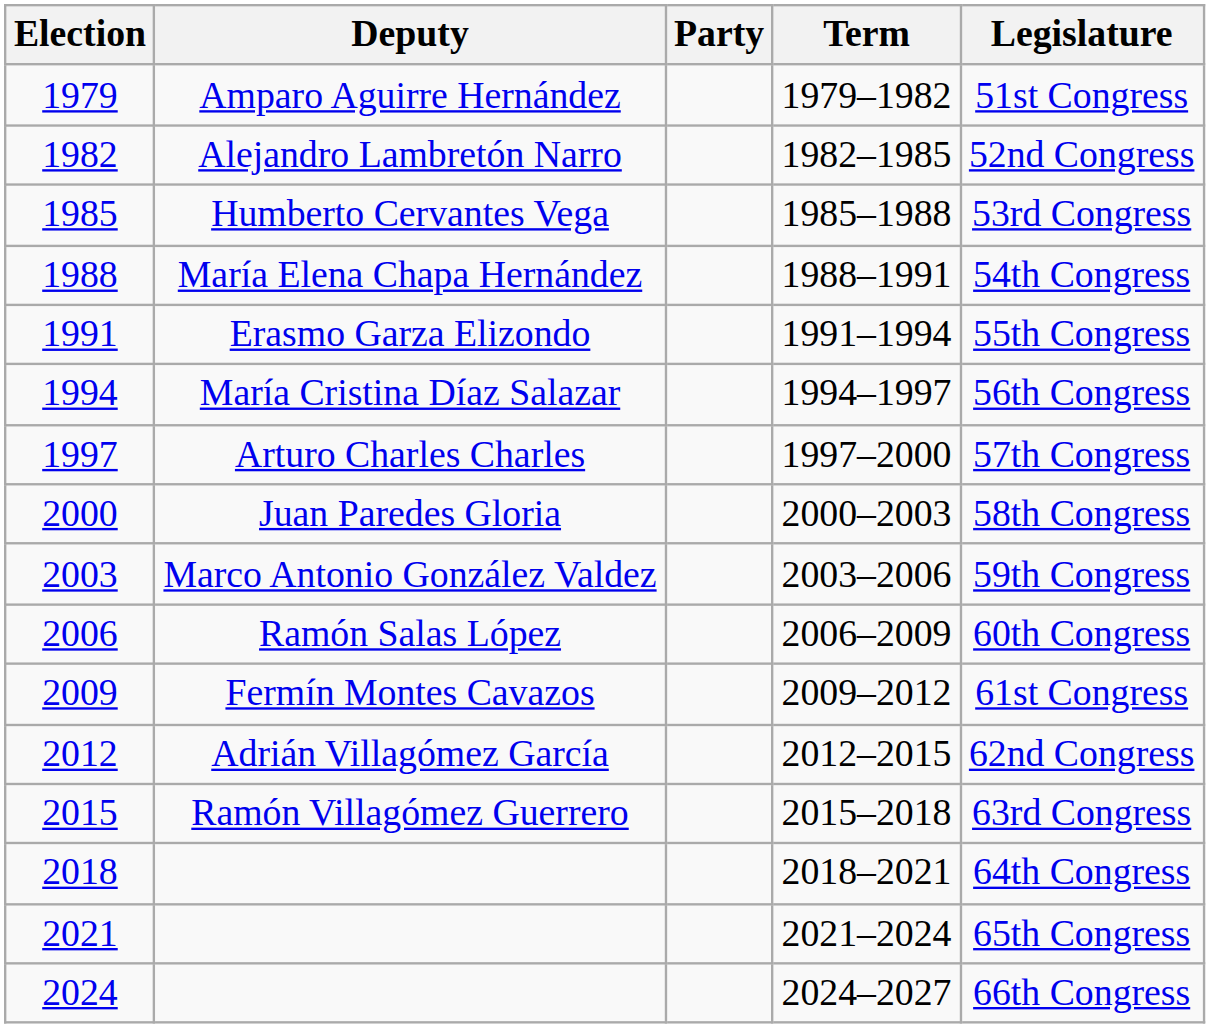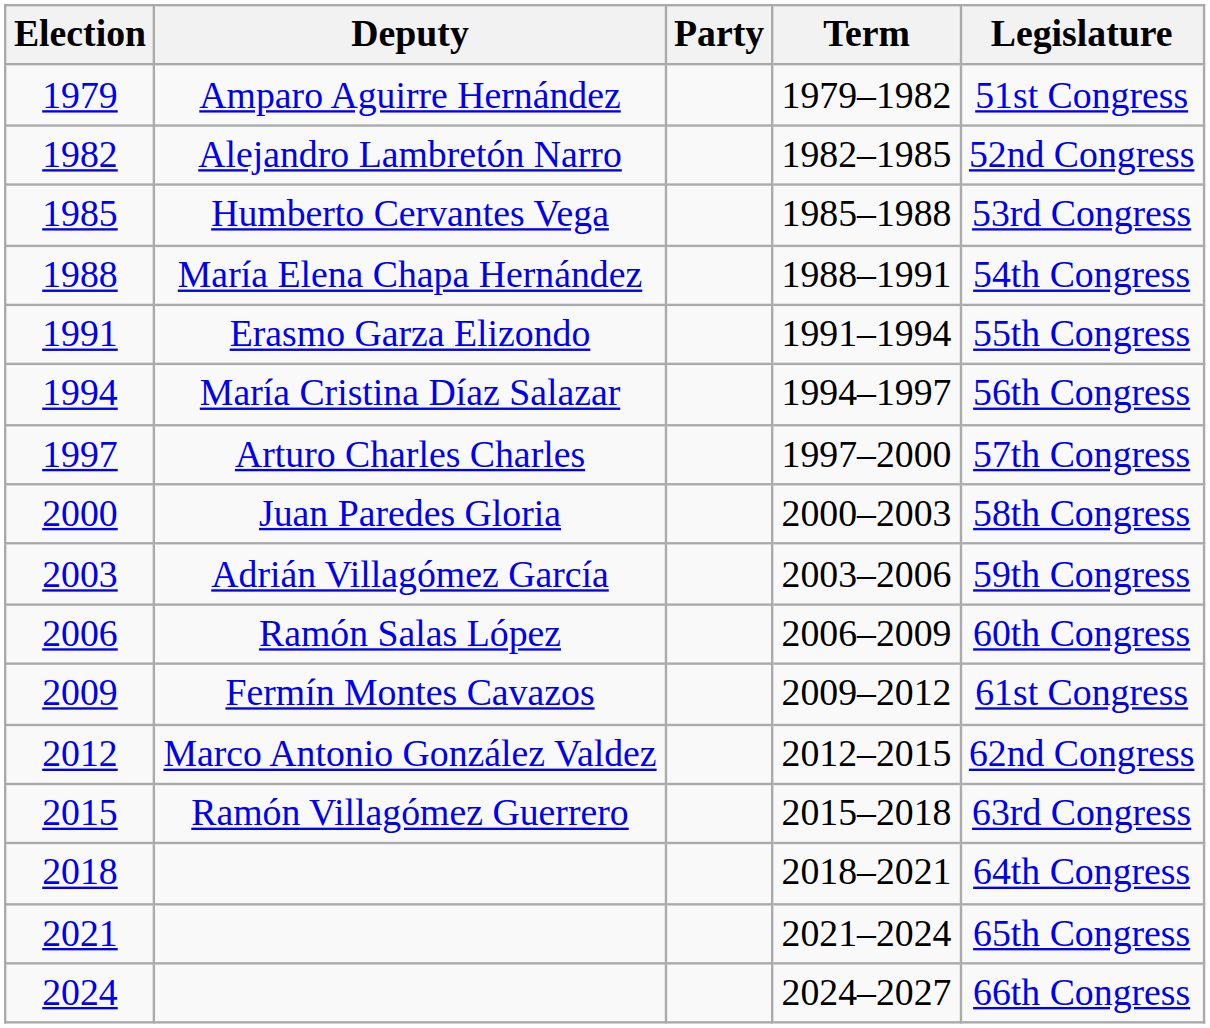(410, 573) Marco Antonio González Valdez -> (410, 573) Adrián Villagómez García
(410, 753) Adrián Villagómez García -> (410, 753) Marco Antonio González Valdez
